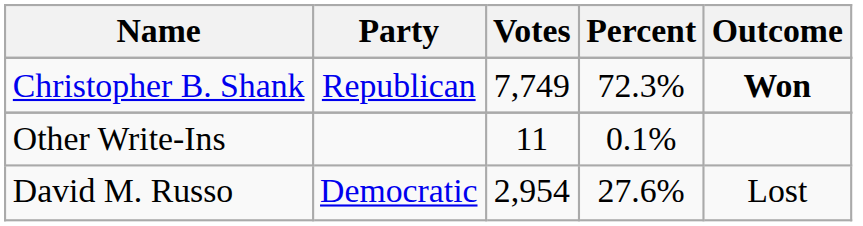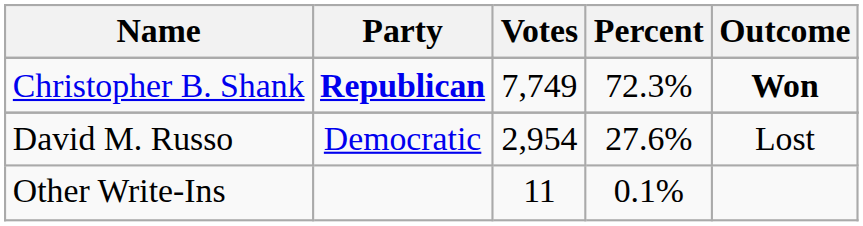(399, 84) normal -> (403, 84) bold
rows swapped: (123, 191) <-> (119, 138)
